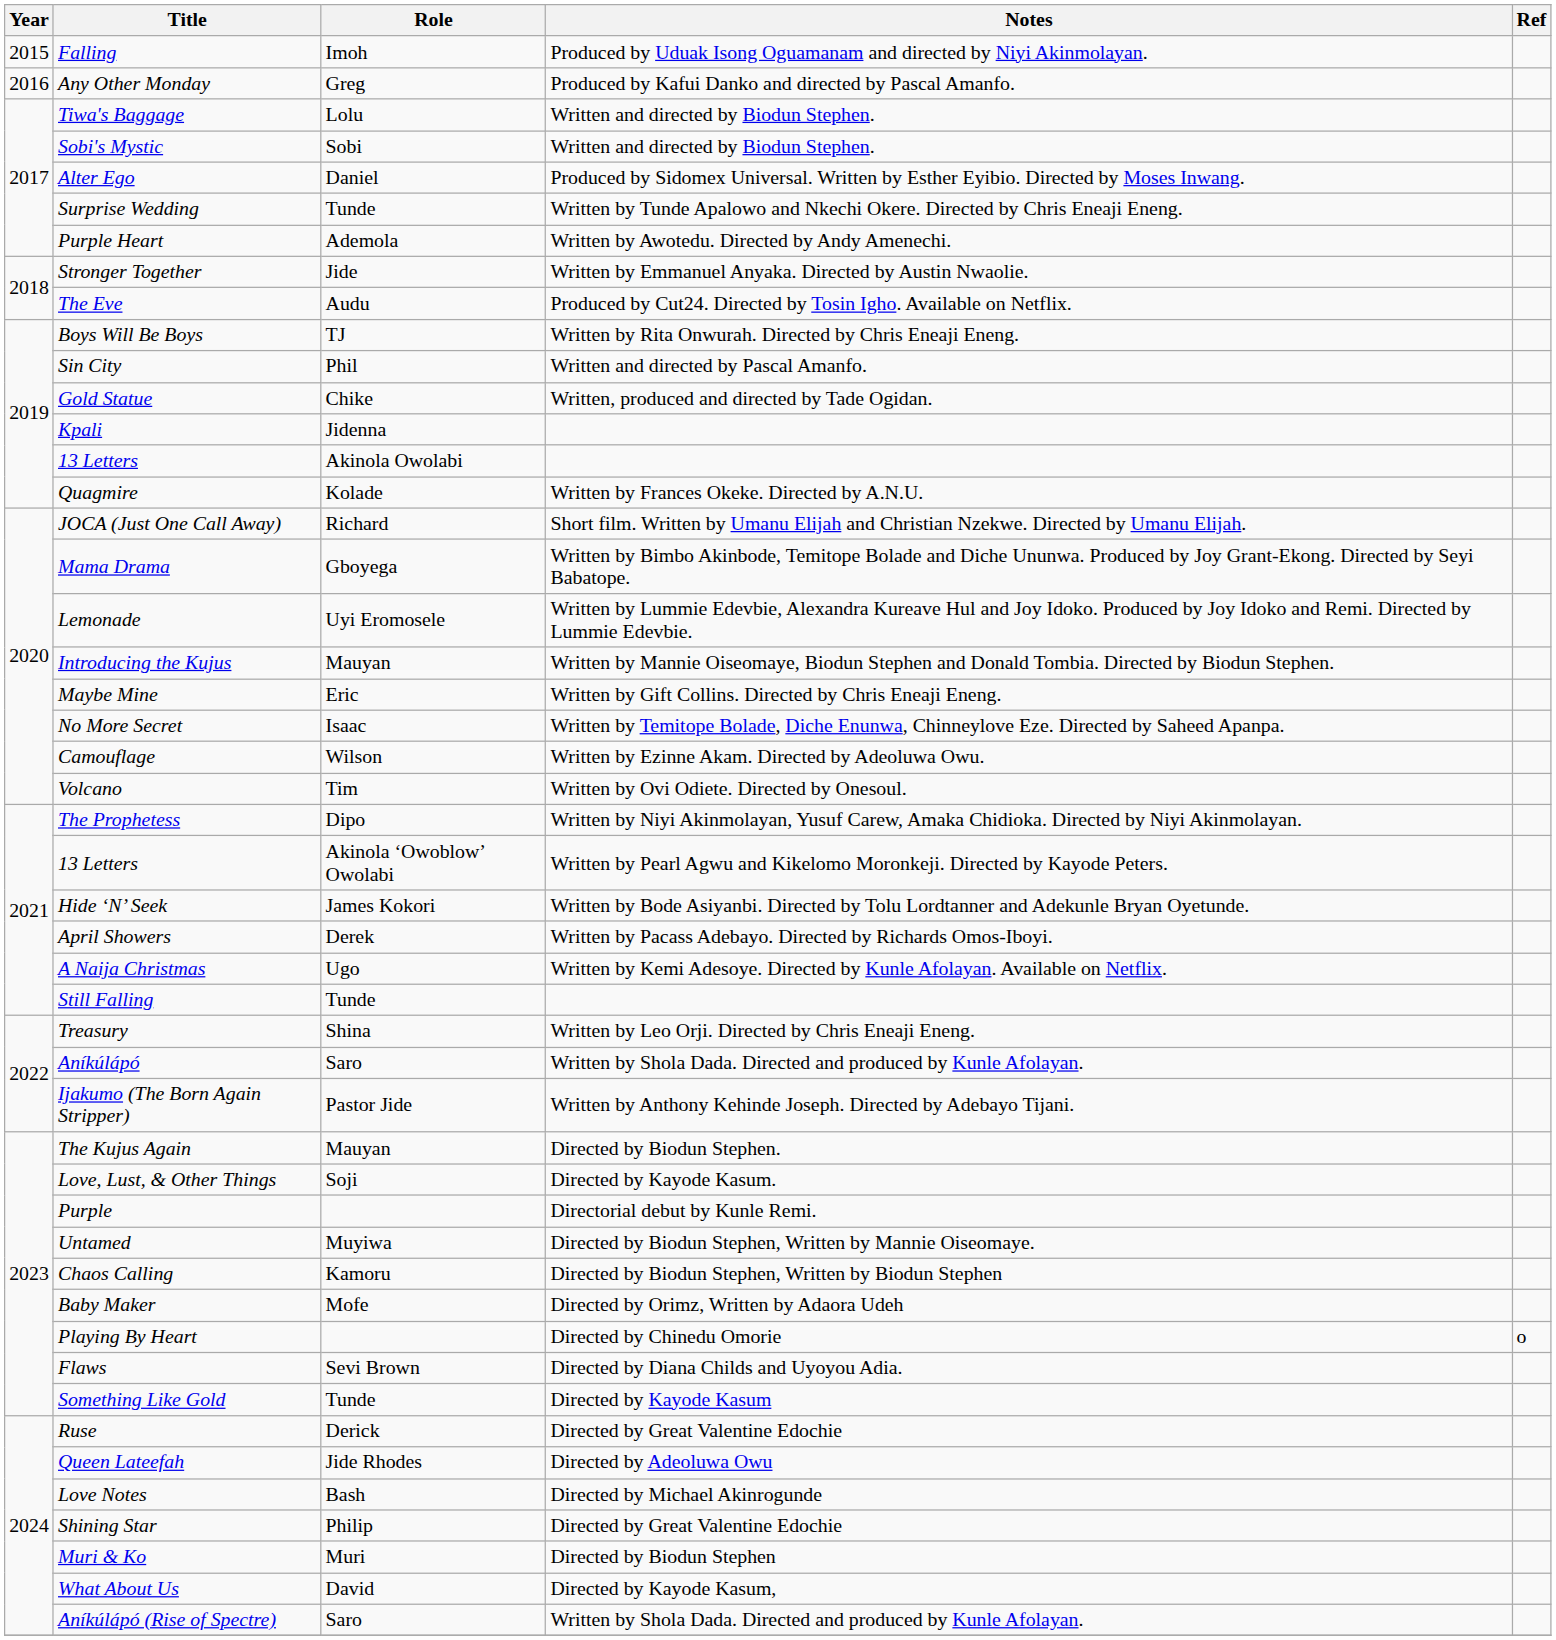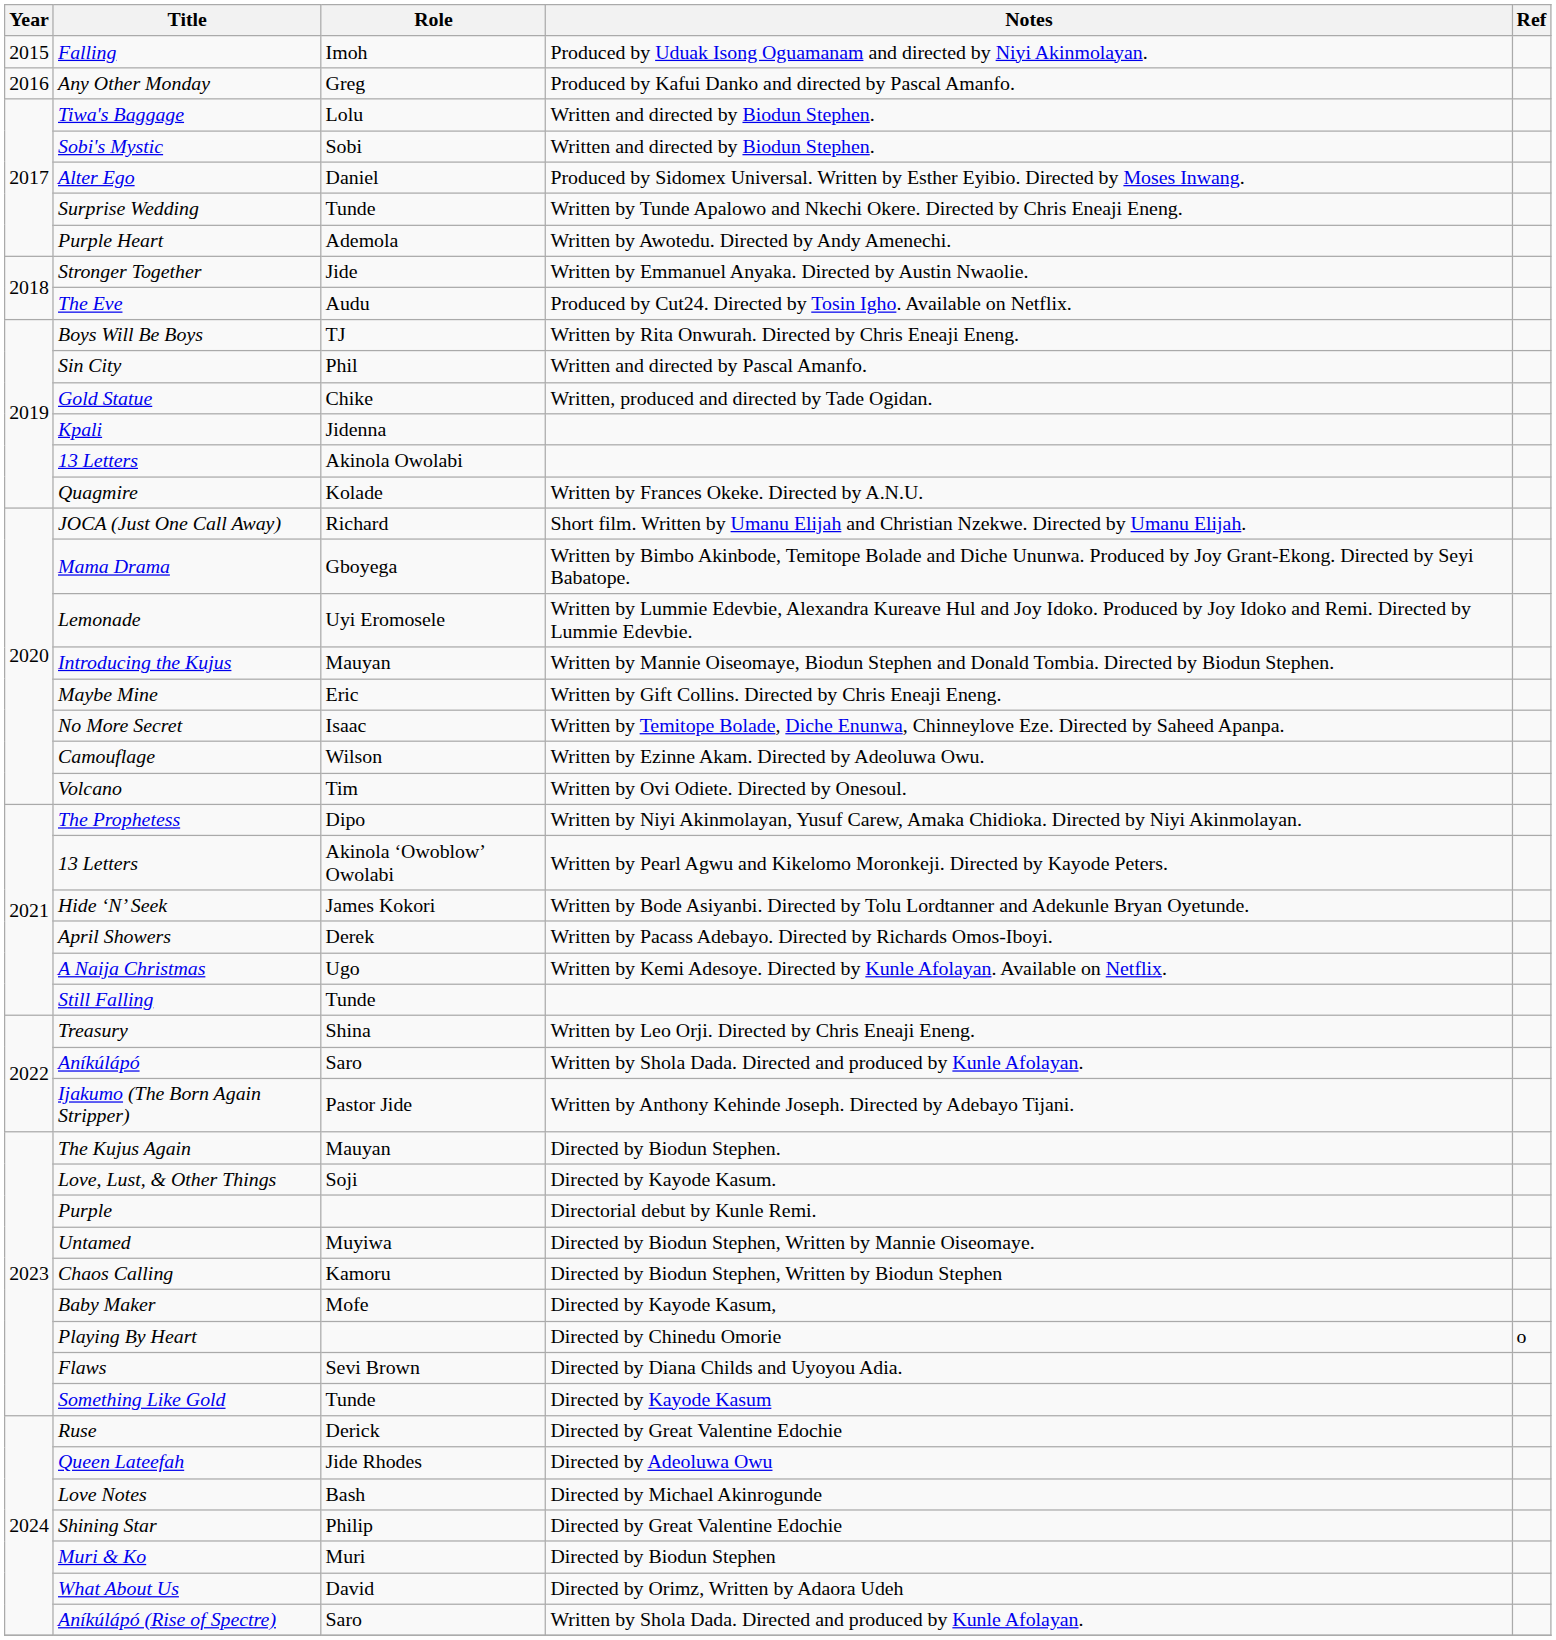(727, 1305) Directed by Orimz, Written by Adaora Udeh -> (663, 1305) Directed by Kayode Kasum,
(663, 1588) Directed by Kayode Kasum, -> (727, 1588) Directed by Orimz, Written by Adaora Udeh
